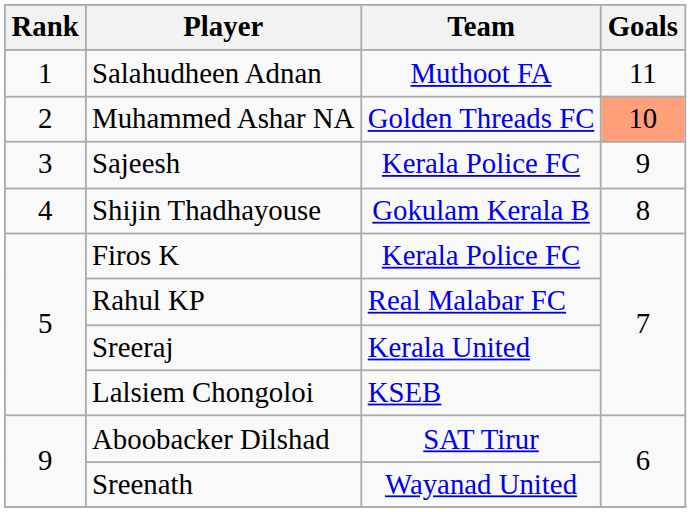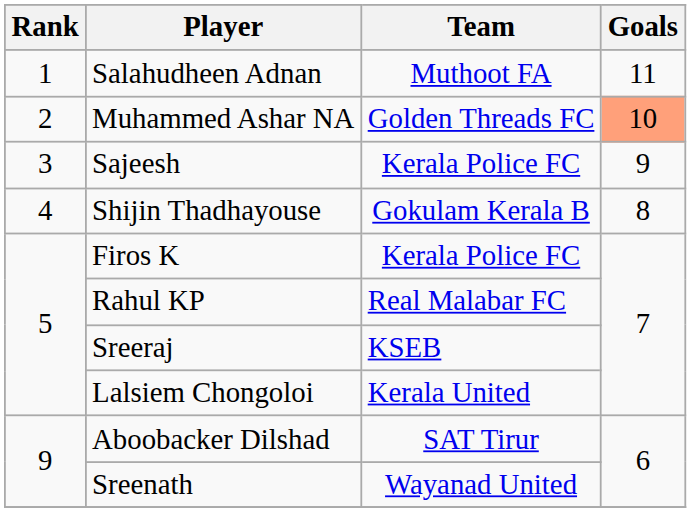(449, 347) Kerala United -> (405, 347) KSEB
(405, 392) KSEB -> (449, 392) Kerala United
